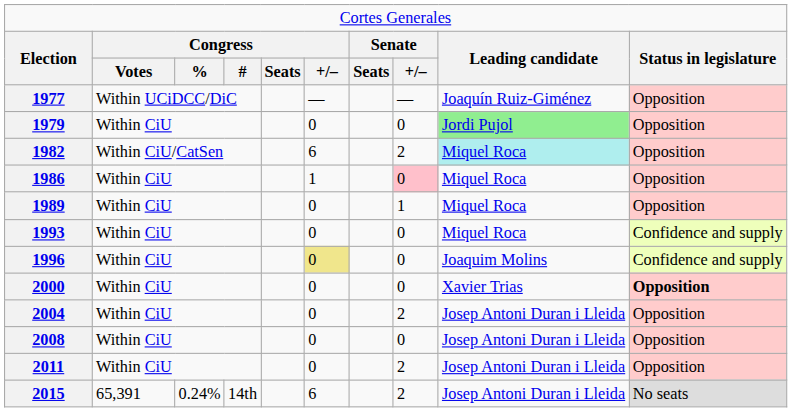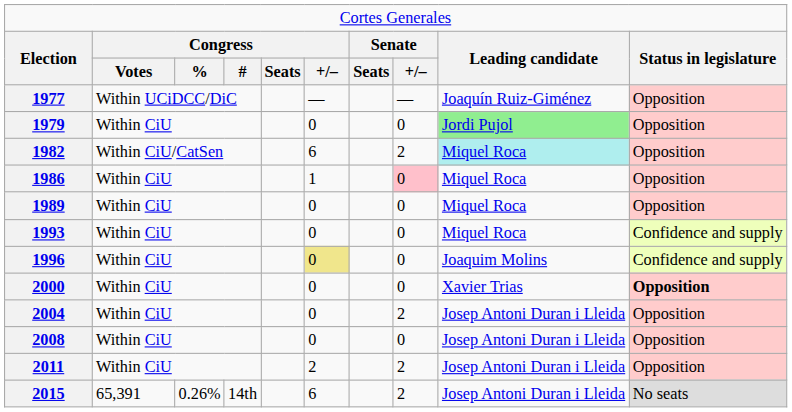(401, 205) 1 -> (401, 205) 0
(312, 366) 0 -> (312, 366) 2
(200, 393) 0.24% -> (200, 393) 0.26%
